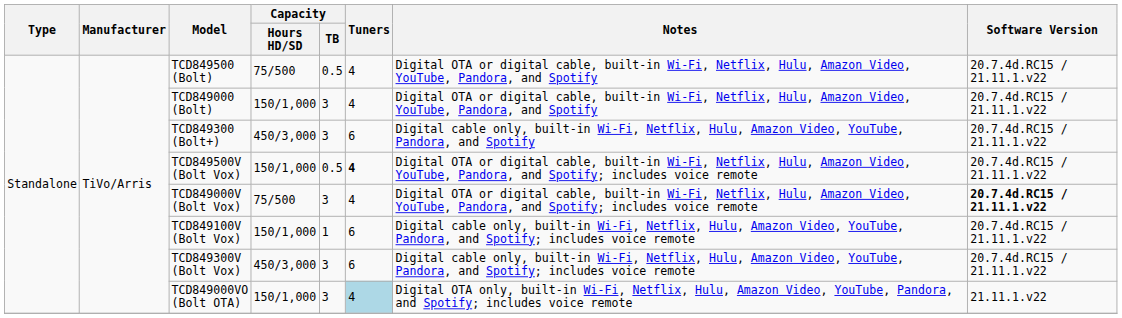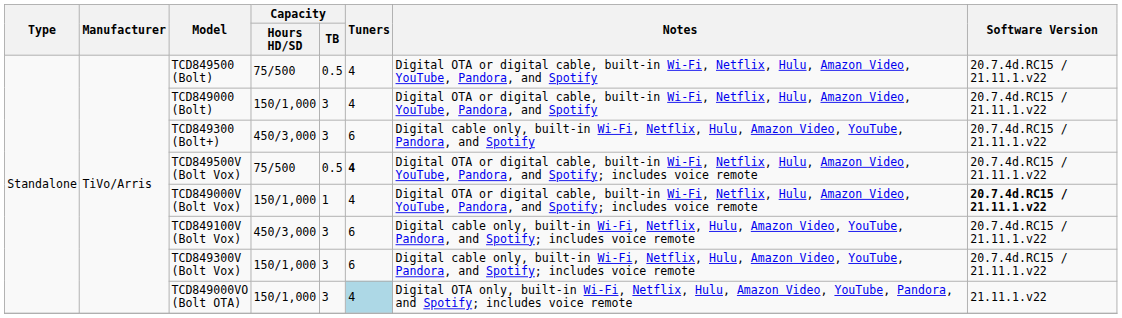(285, 168) 150/1,000 -> (275, 168) 75/500
(275, 200) 75/500 -> (285, 200) 150/1,000
(325, 200) 3 -> (325, 200) 1
(285, 233) 150/1,000 -> (285, 233) 450/3,000
(325, 233) 1 -> (325, 233) 3
(285, 265) 450/3,000 -> (285, 265) 150/1,000
